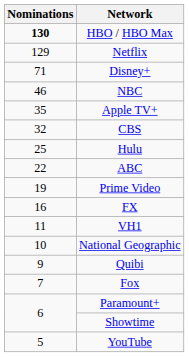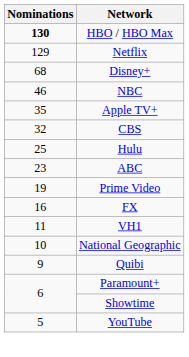(40, 71) 71 -> (40, 71) 68
(40, 168) 22 -> (40, 168) 23
- row: (130, 284)
